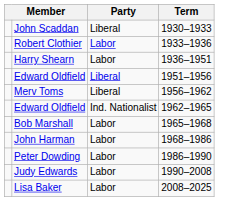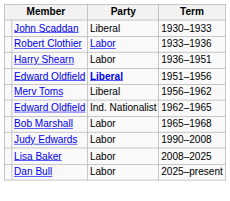(105, 76) normal -> (106, 76) bold
- row: (44, 140)
- row: (47, 156)
+ row: (33, 172)
